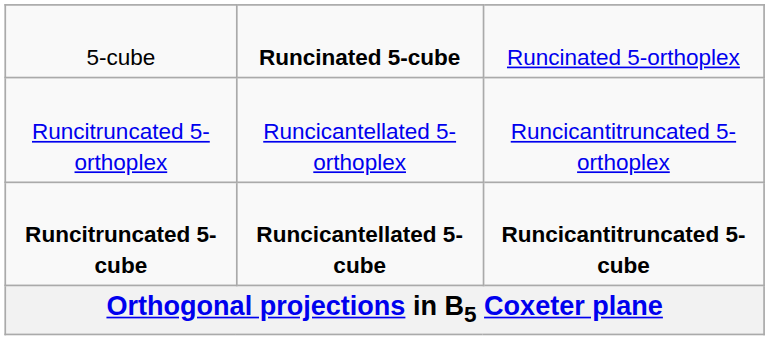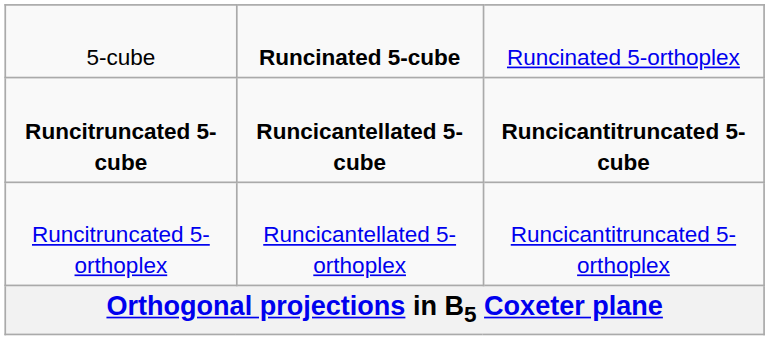rows swapped: (121, 250) <-> (121, 146)
